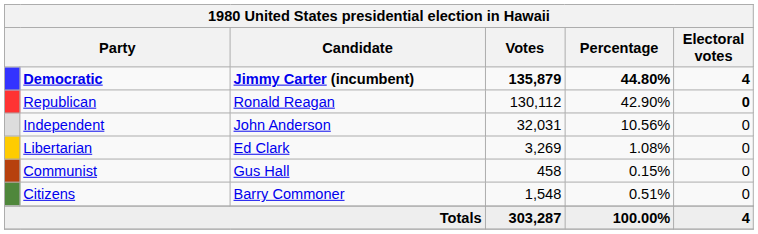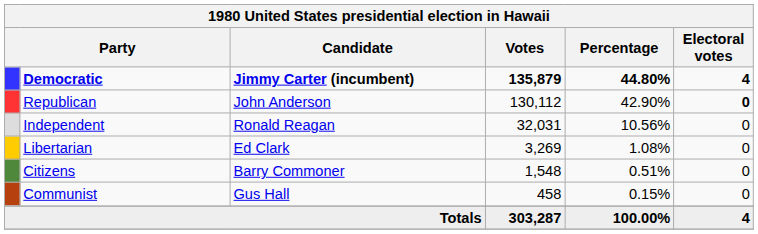(284, 102) Ronald Reagan -> (282, 102) John Anderson
(282, 125) John Anderson -> (284, 125) Ronald Reagan
rows swapped: (49, 194) <-> (60, 171)
